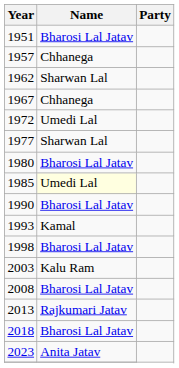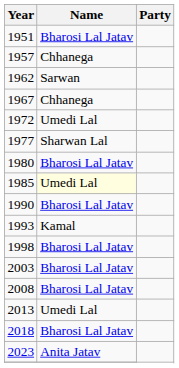(74, 78) Sharwan Lal -> (60, 78) Sarwan
(67, 267) Kalu Ram -> (87, 267) Bharosi Lal Jatav
(83, 309) Rajkumari Jatav -> (69, 309) Umedi Lal
